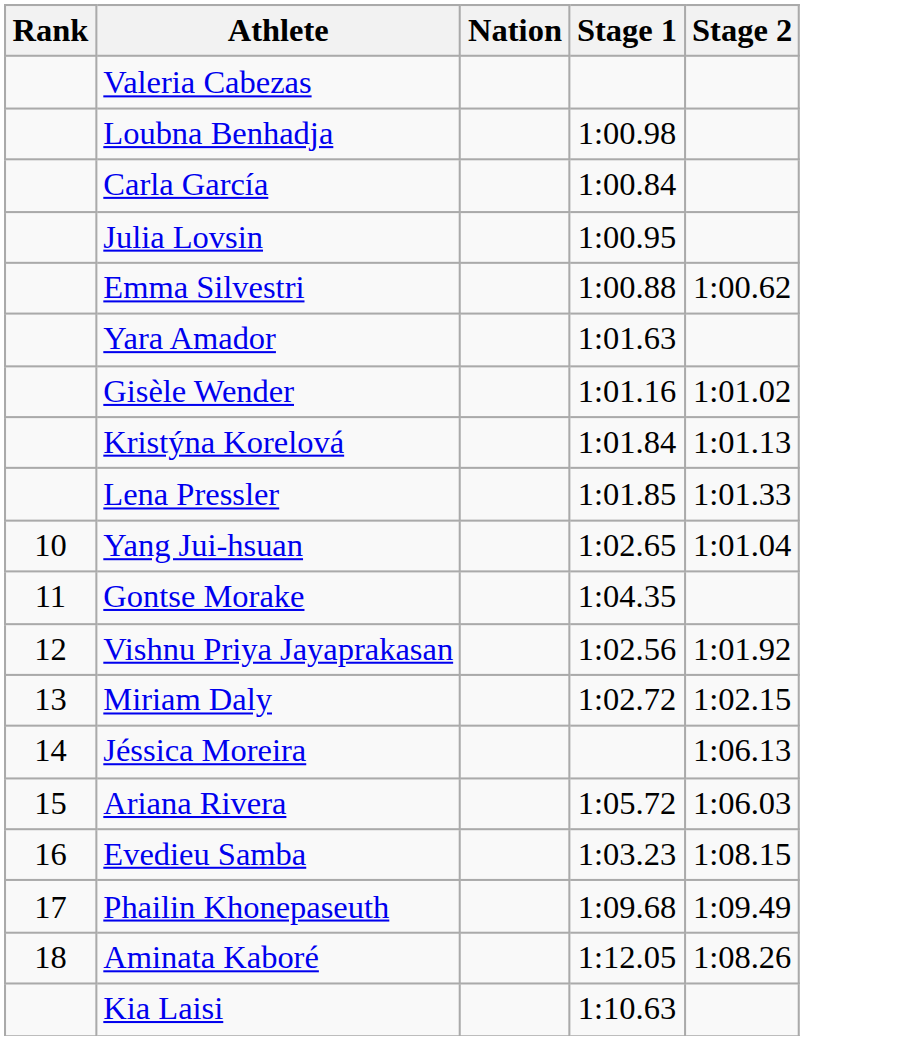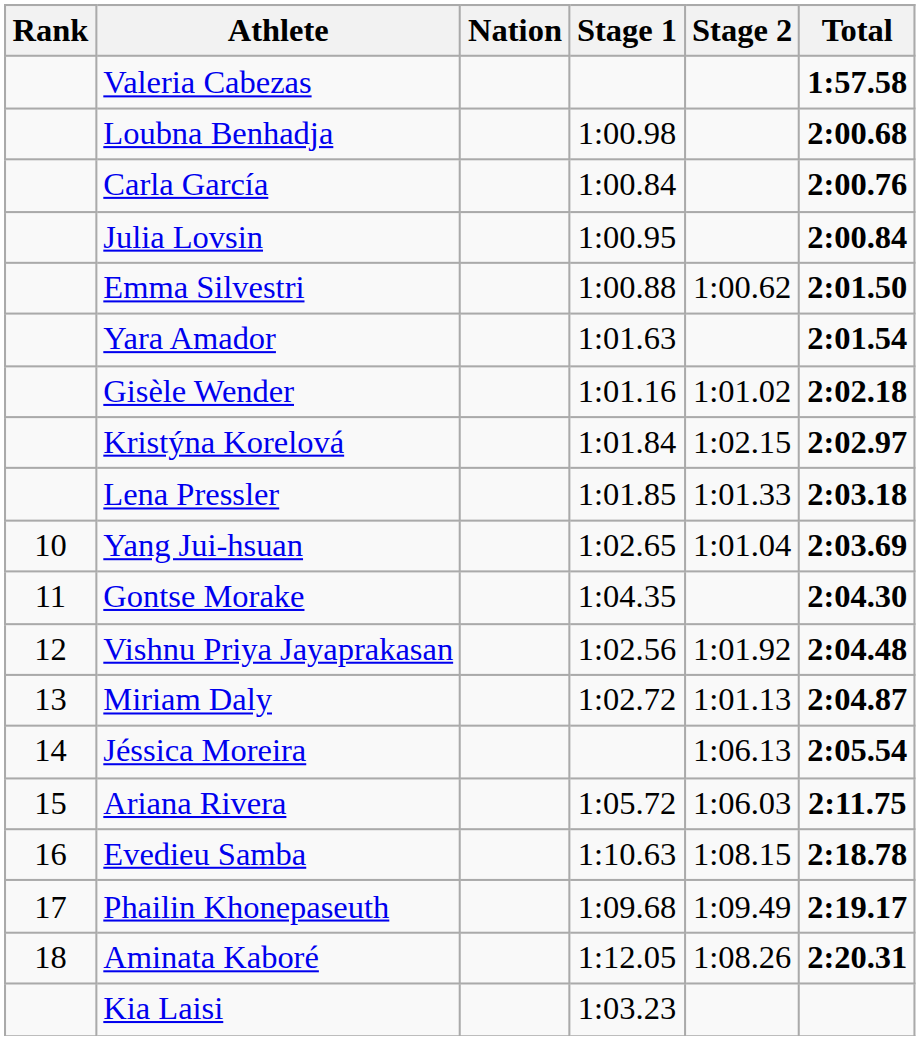+ column: (857, 30)
(742, 442) 1:01.13 -> (742, 442) 1:02.15
(742, 699) 1:02.15 -> (742, 699) 1:01.13
(627, 854) 1:03.23 -> (627, 854) 1:10.63
(627, 1008) 1:10.63 -> (627, 1008) 1:03.23
